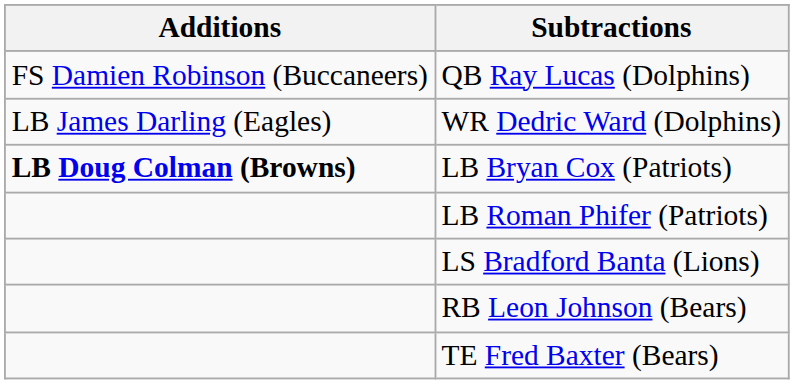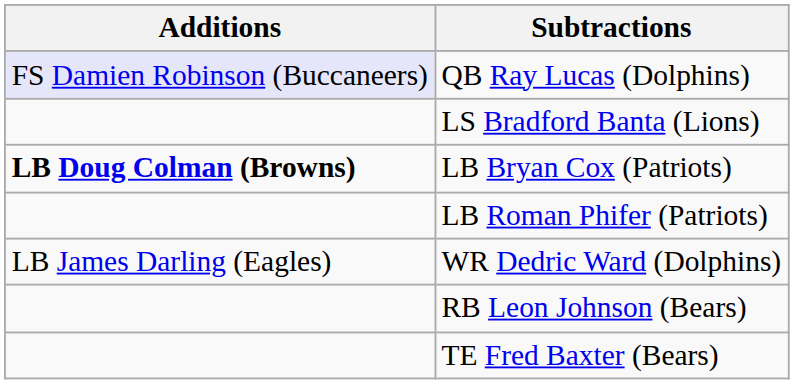(220, 74) no background -> (220, 74) lavender background
rows swapped: (611, 121) <-> (600, 261)
